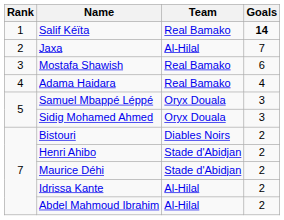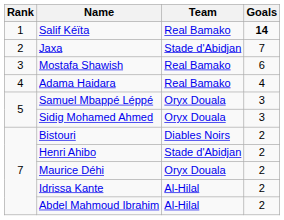(182, 48) Al-Hilal -> (203, 48) Stade d'Abidjan
(203, 170) Stade d'Abidjan -> (195, 170) Oryx Douala
